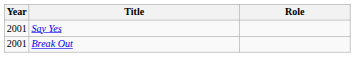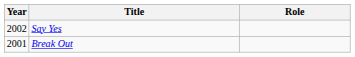(17, 28) 2001 -> (17, 28) 2002
